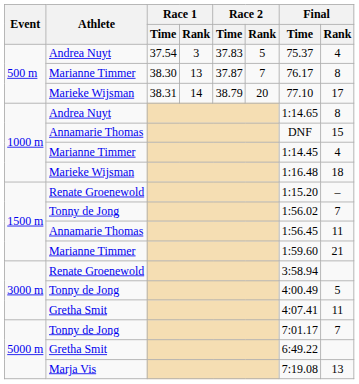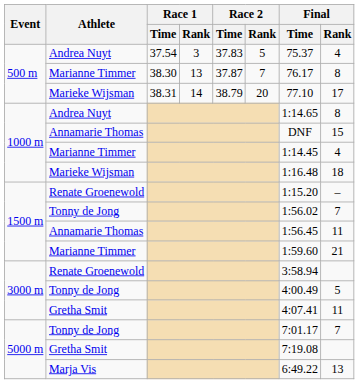(300, 349) 6:49.22 -> (300, 349) 7:19.08
(300, 369) 7:19.08 -> (300, 369) 6:49.22
